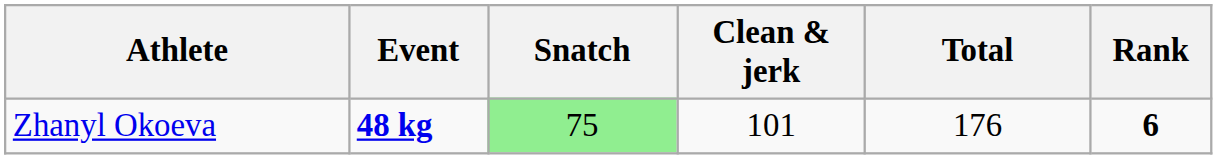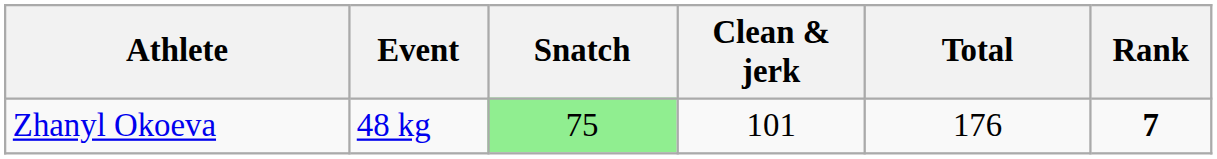(395, 124) bold -> (394, 124) normal
(1151, 124) 6 -> (1151, 124) 7
